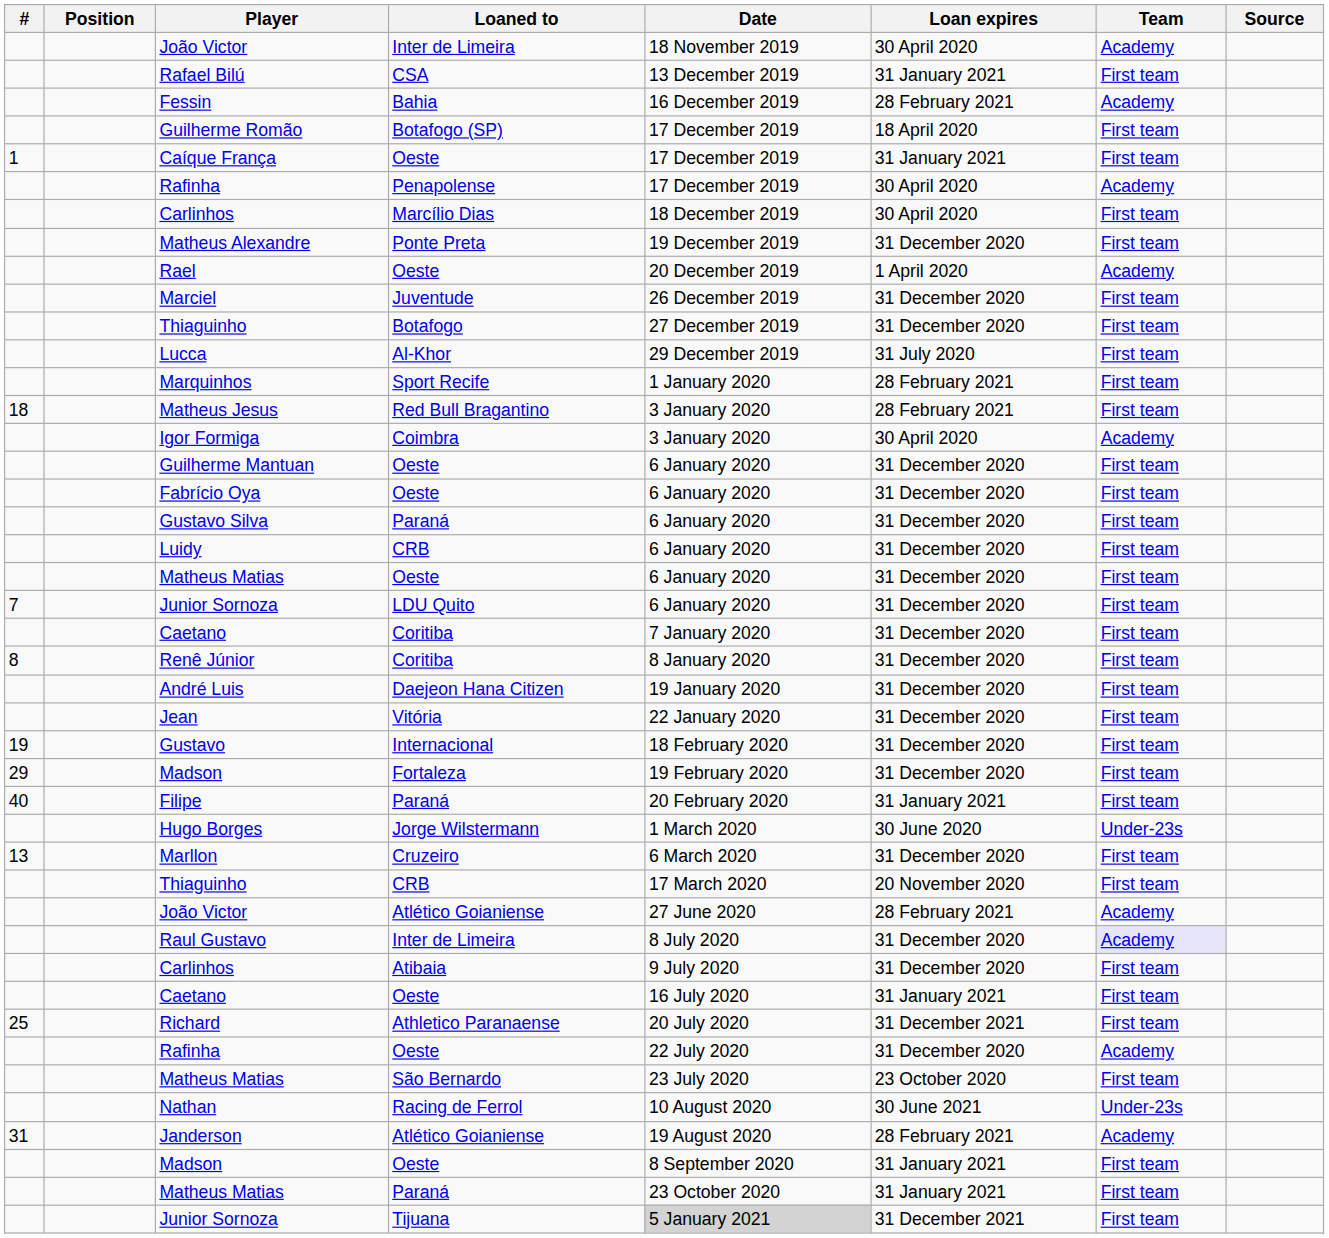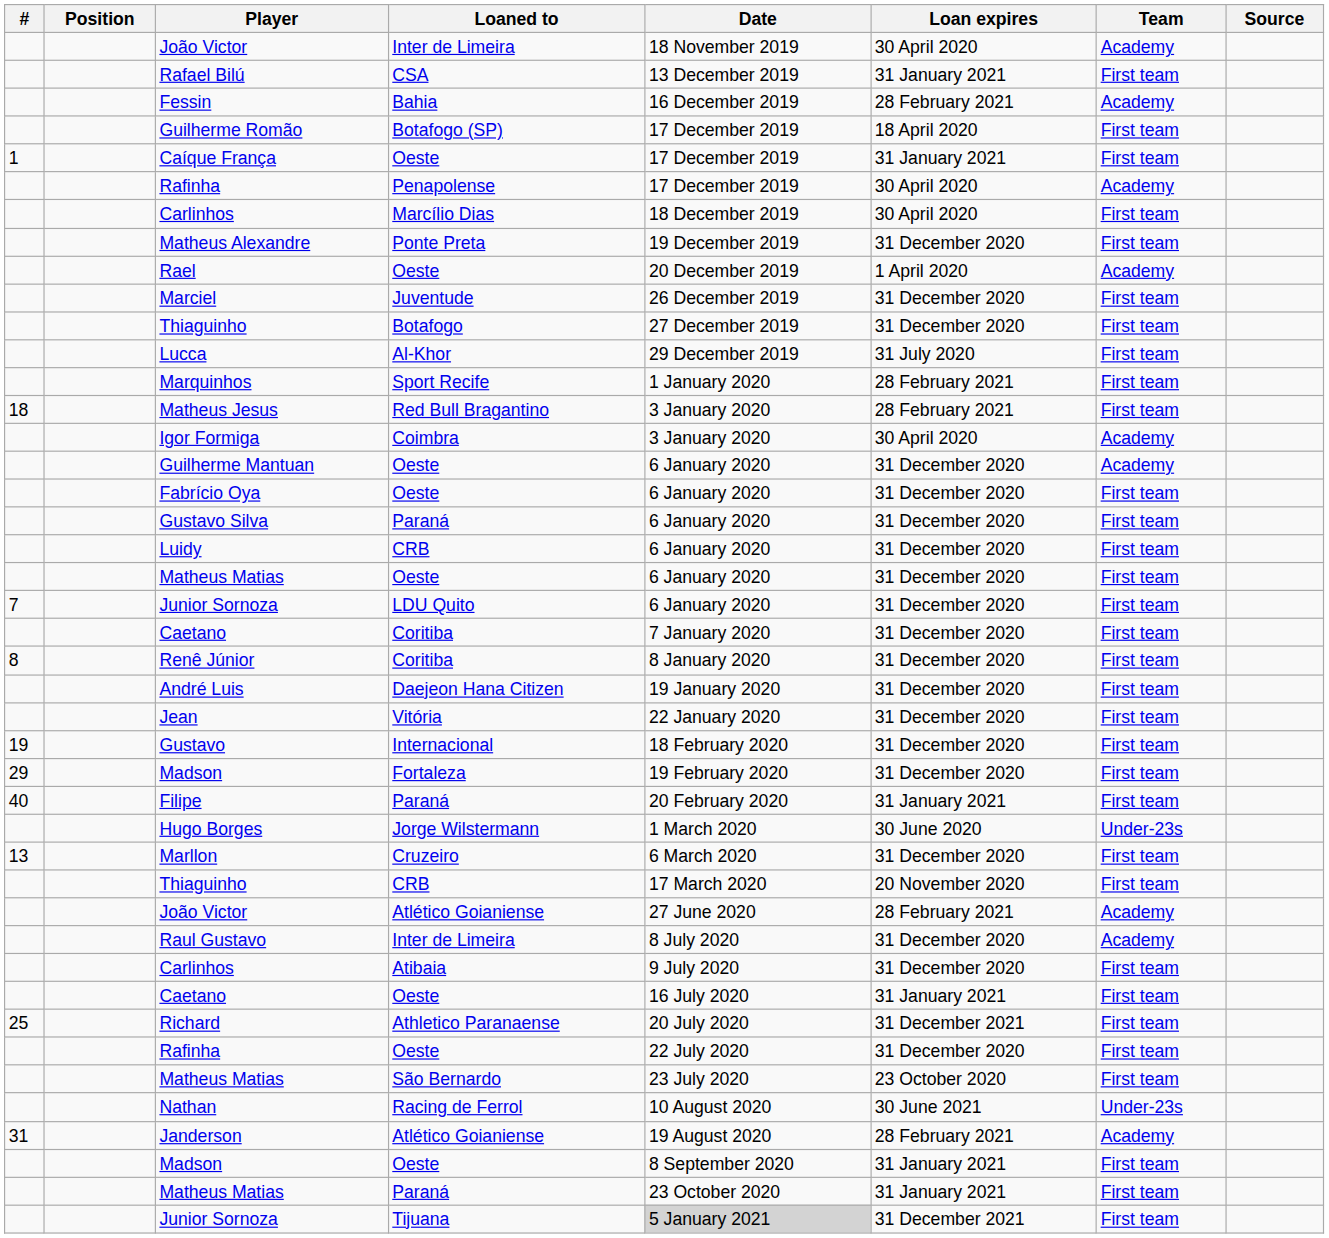(1140, 465) First team -> (1137, 465) Academy
(1137, 940) lavender background -> (1137, 940) no background
(1137, 1051) Academy -> (1140, 1051) First team
